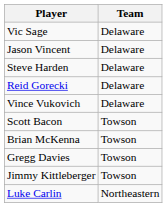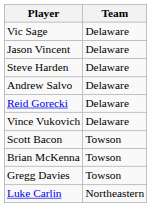+ row: (40, 85)
- row: (51, 175)
